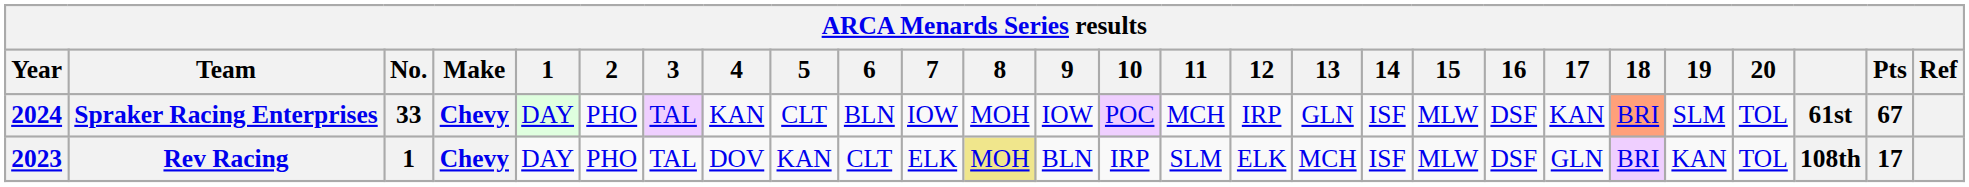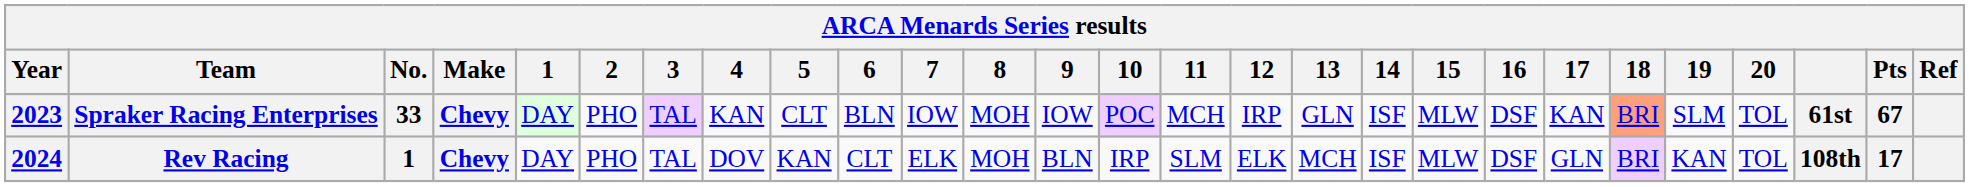(37, 114) 2024 -> (37, 114) 2023
(37, 158) 2023 -> (37, 158) 2024
(1000, 158) khaki background -> (1000, 158) no background
